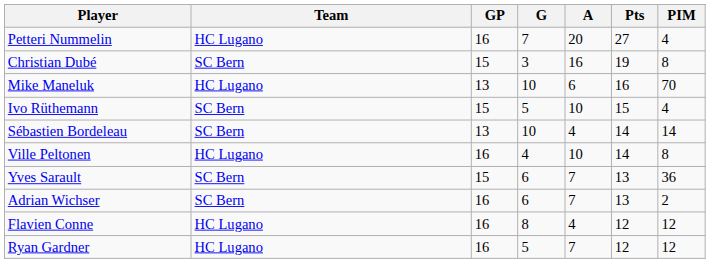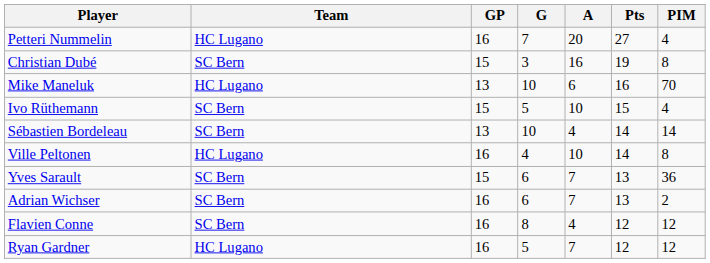(229, 223) HC Lugano -> (219, 223) SC Bern
